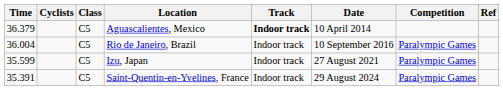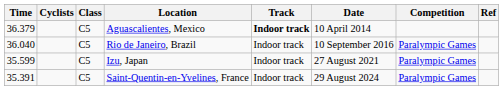(21, 45) 36.004 -> (21, 45) 36.040
